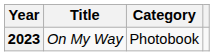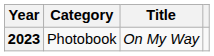columns swapped: (85, 16) <-> (164, 16)
